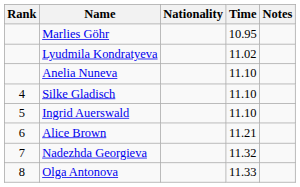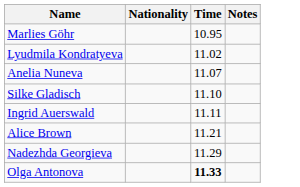- column: (22, 14)
(243, 73) 11.10 -> (208, 73) 11.07
(243, 113) 11.10 -> (208, 113) 11.11
(243, 152) 11.32 -> (208, 152) 11.29
(243, 172) normal -> (208, 172) bold
